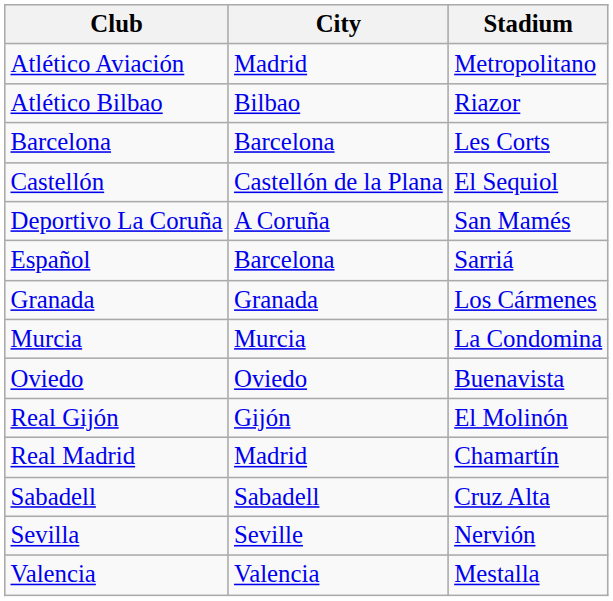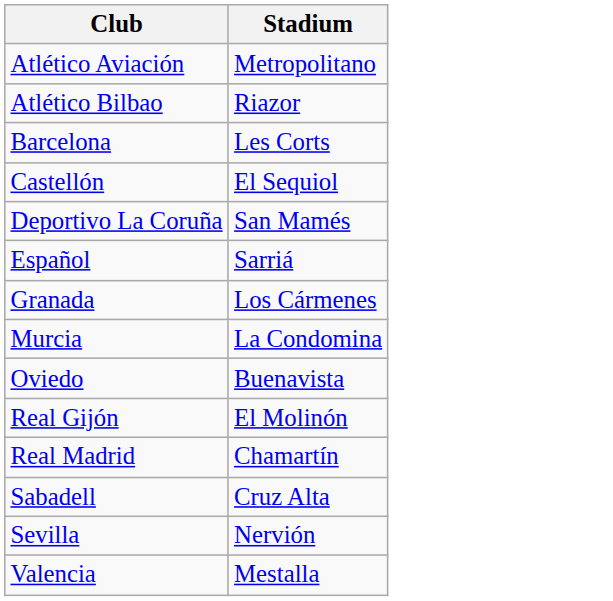- column: (338, 24)
